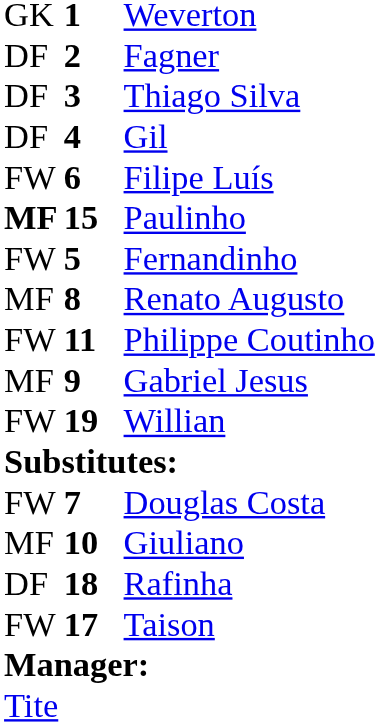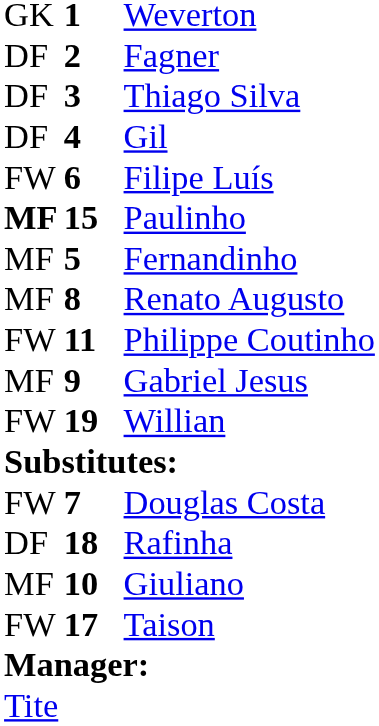(30, 258) FW -> (29, 258) MF
rows swapped: (178, 583) <-> (184, 542)
